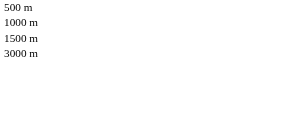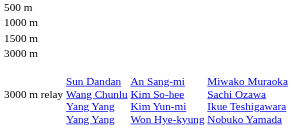+ row: (34, 94)
